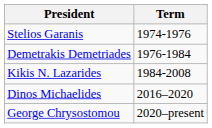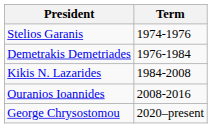+ row: (56, 93)
- row: (54, 93)
